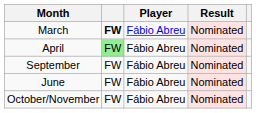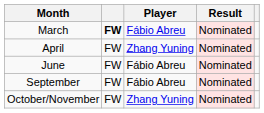(113, 48) lightgreen background -> (113, 48) no background
(156, 48) Fábio Abreu -> (160, 48) Zhang Yuning
rows swapped: (53, 83) <-> (53, 65)
(156, 100) Fábio Abreu -> (160, 100) Zhang Yuning
